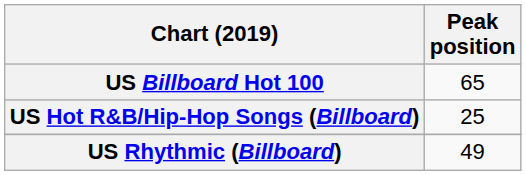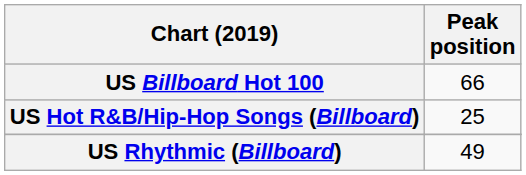(473, 81) 65 -> (473, 81) 66
